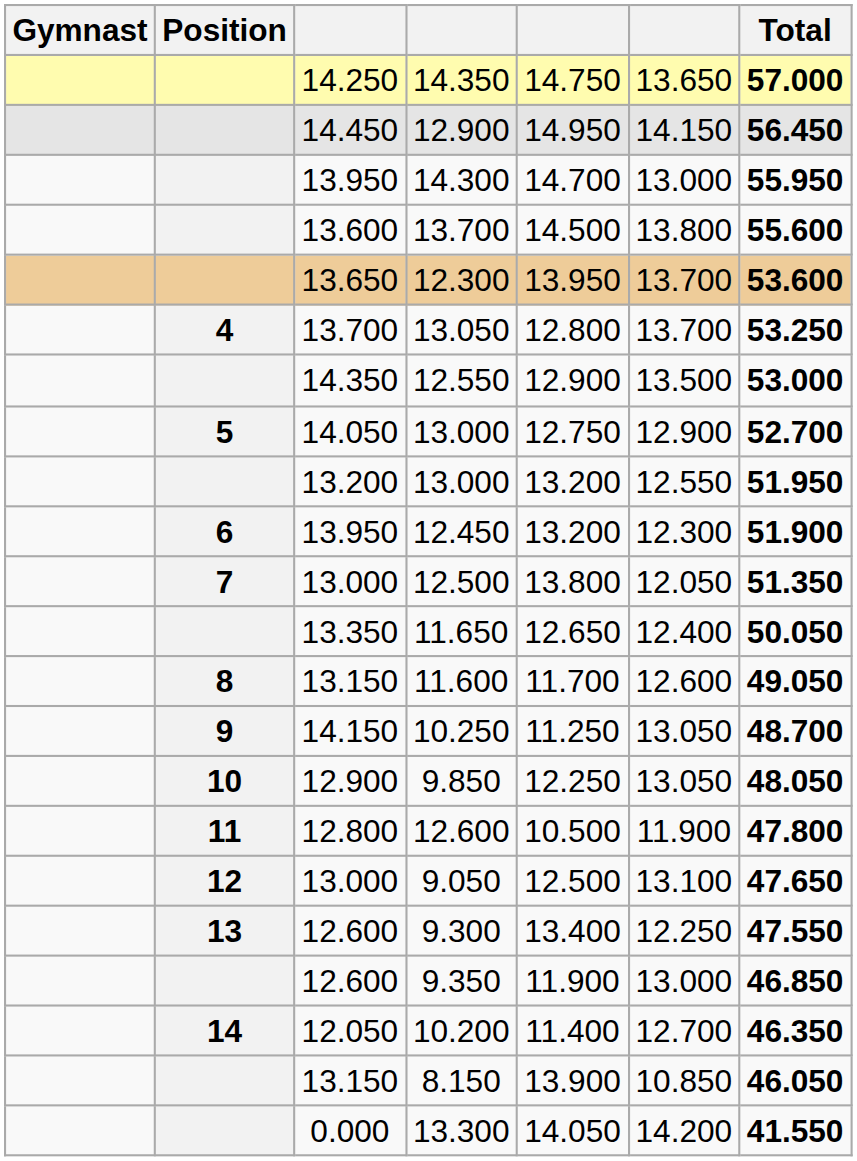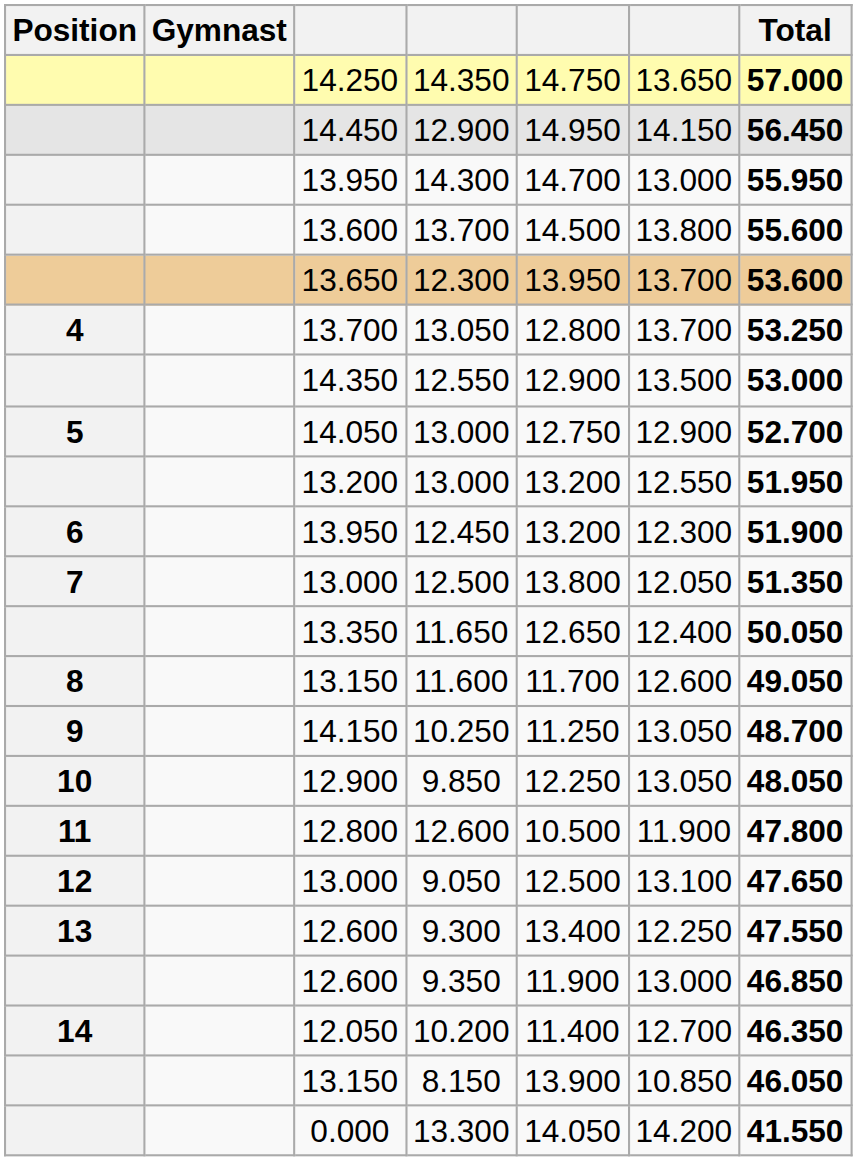columns swapped: (225, 30) <-> (80, 30)
